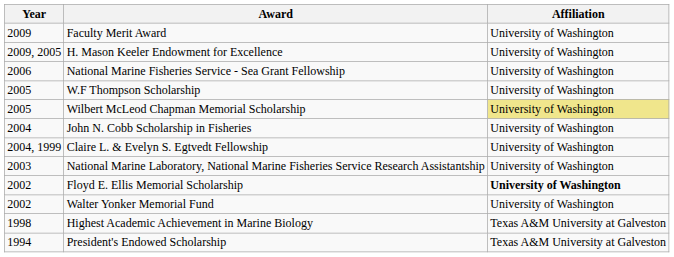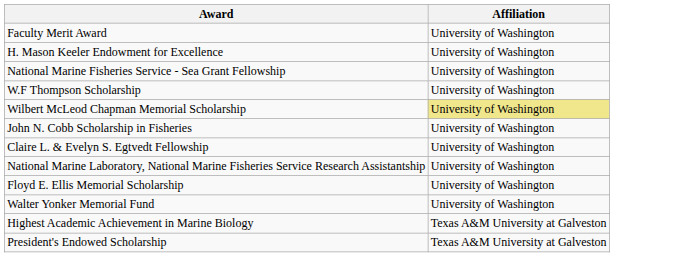- column: (34, 14)
(556, 185) bold -> (493, 185) normal
